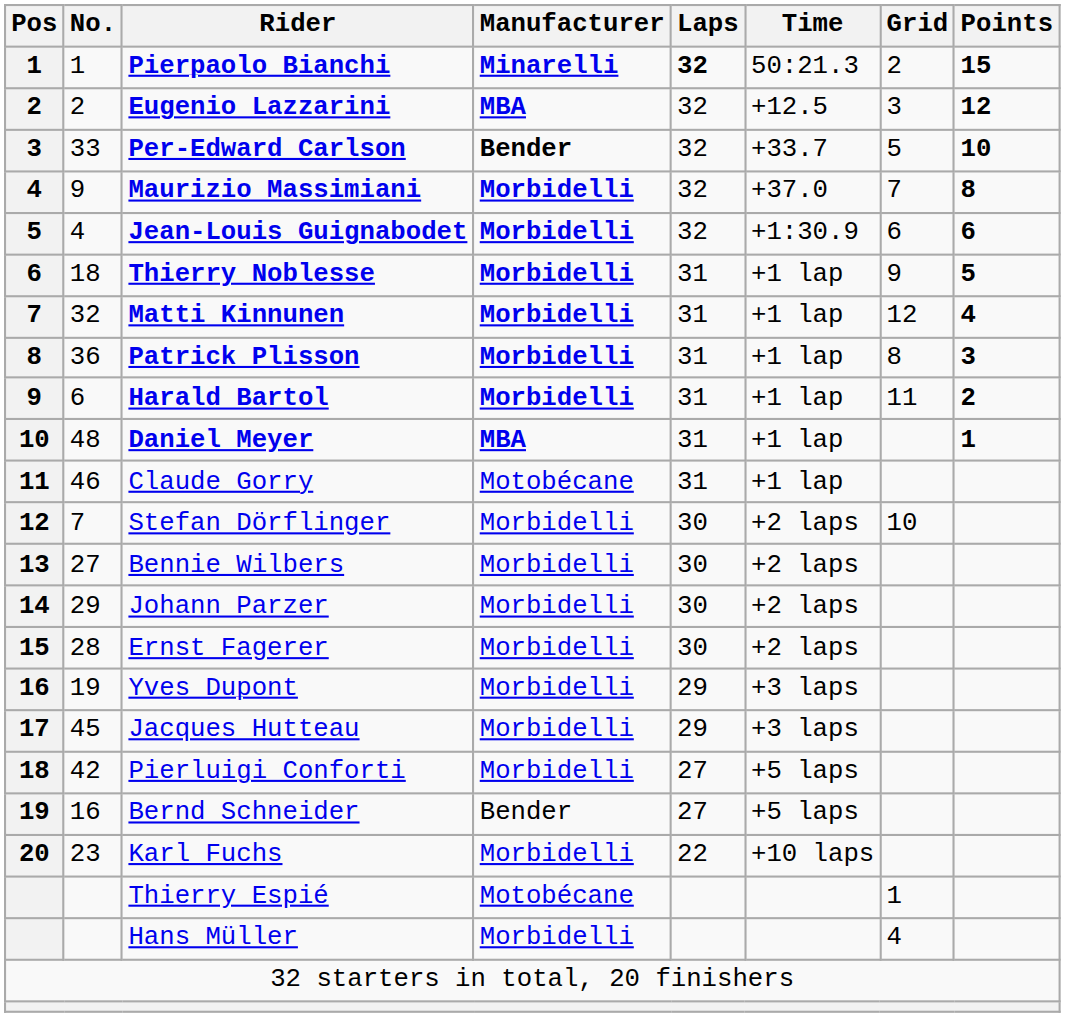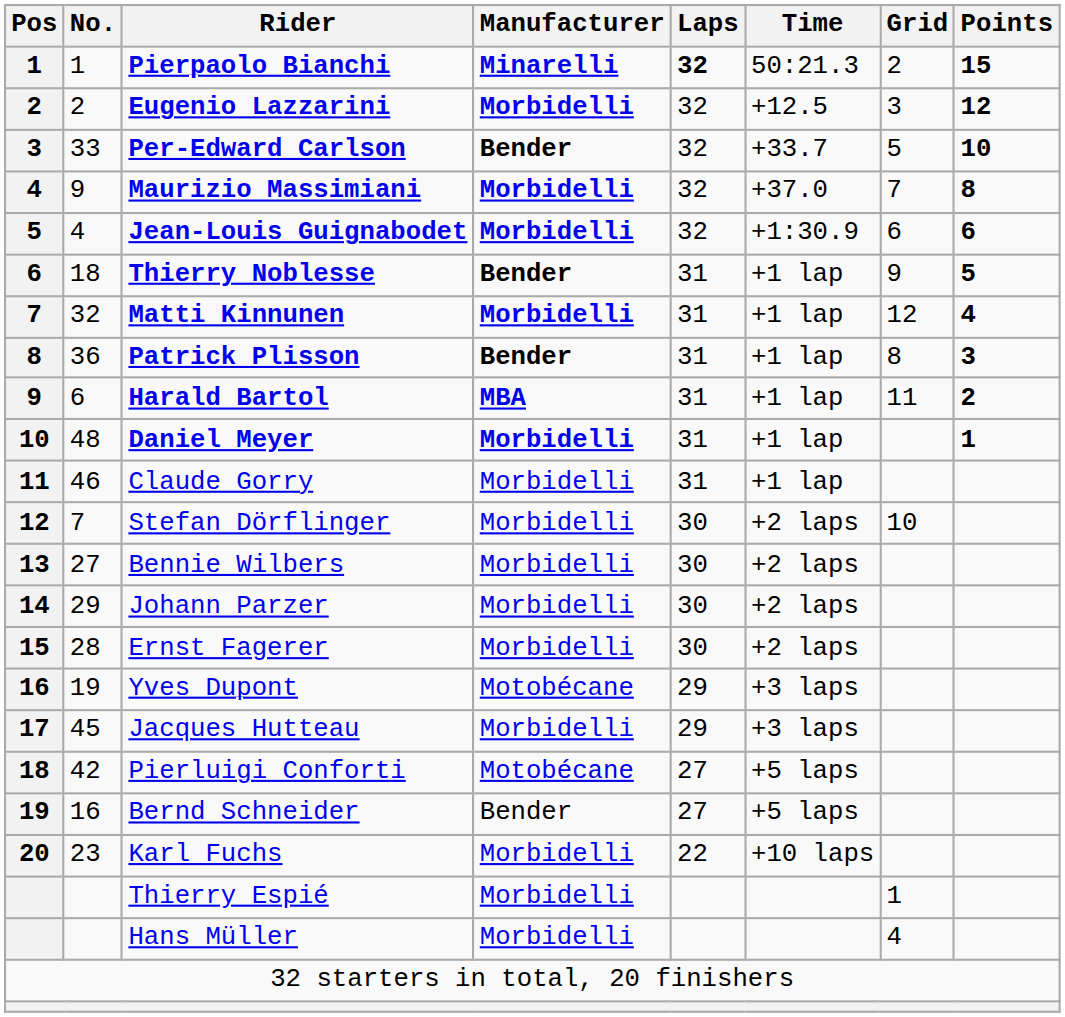(503, 109) MBA -> (557, 109) Morbidelli
(557, 275) Morbidelli -> (526, 275) Bender
(557, 358) Morbidelli -> (526, 358) Bender
(557, 399) Morbidelli -> (503, 399) MBA
(503, 441) MBA -> (557, 441) Morbidelli
(557, 482) Motobécane -> (557, 482) Morbidelli
(557, 690) Morbidelli -> (557, 690) Motobécane
(557, 773) Morbidelli -> (557, 773) Motobécane
(557, 897) Motobécane -> (557, 897) Morbidelli
